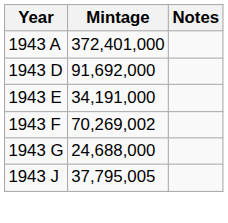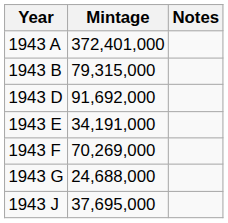+ row: (35, 71)
(113, 124) 70,269,002 -> (113, 151) 70,269,000
(113, 177) 37,795,005 -> (113, 204) 37,695,000
